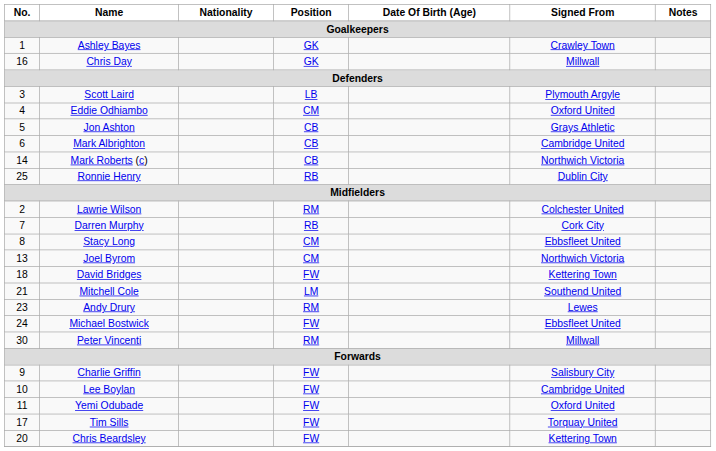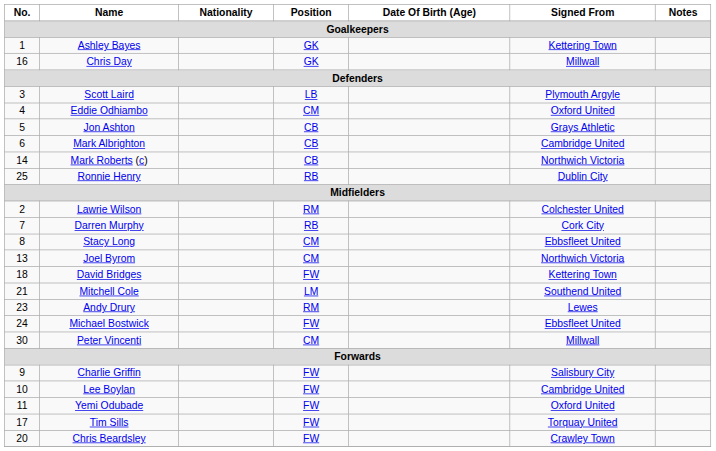(583, 46) Crawley Town -> (583, 46) Kettering Town
(311, 341) RM -> (311, 341) CM
(583, 439) Kettering Town -> (583, 439) Crawley Town
